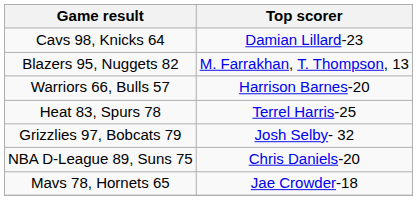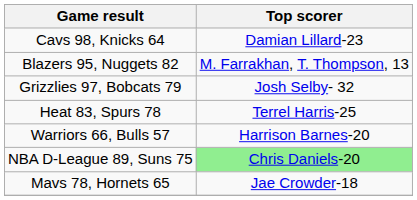rows swapped: (100, 135) <-> (100, 87)
(304, 159) no background -> (304, 159) lightgreen background
